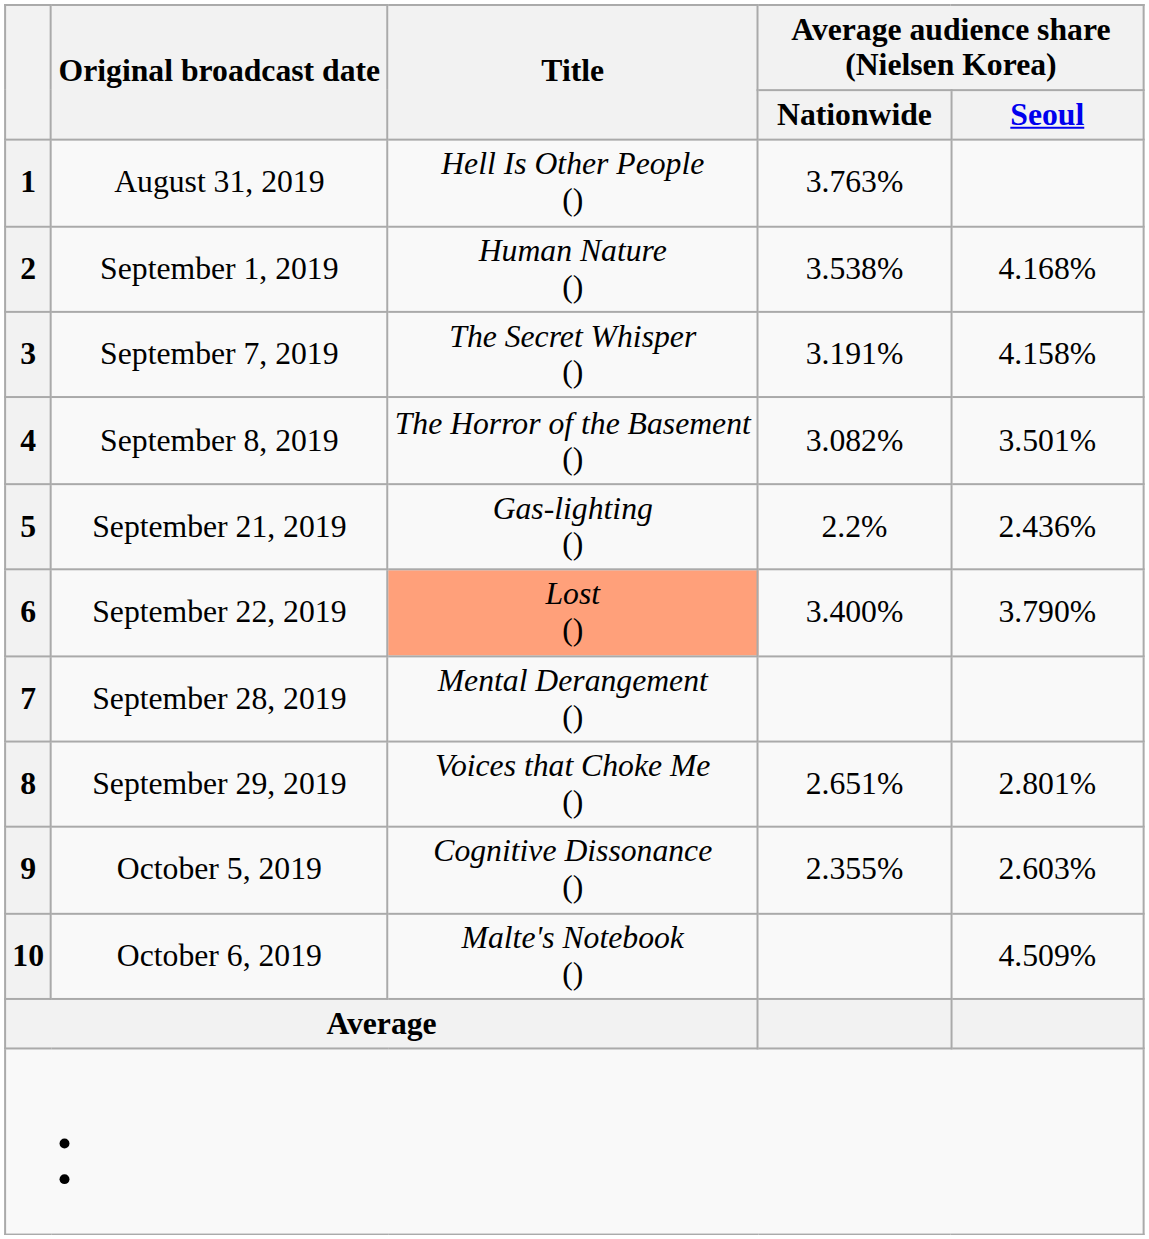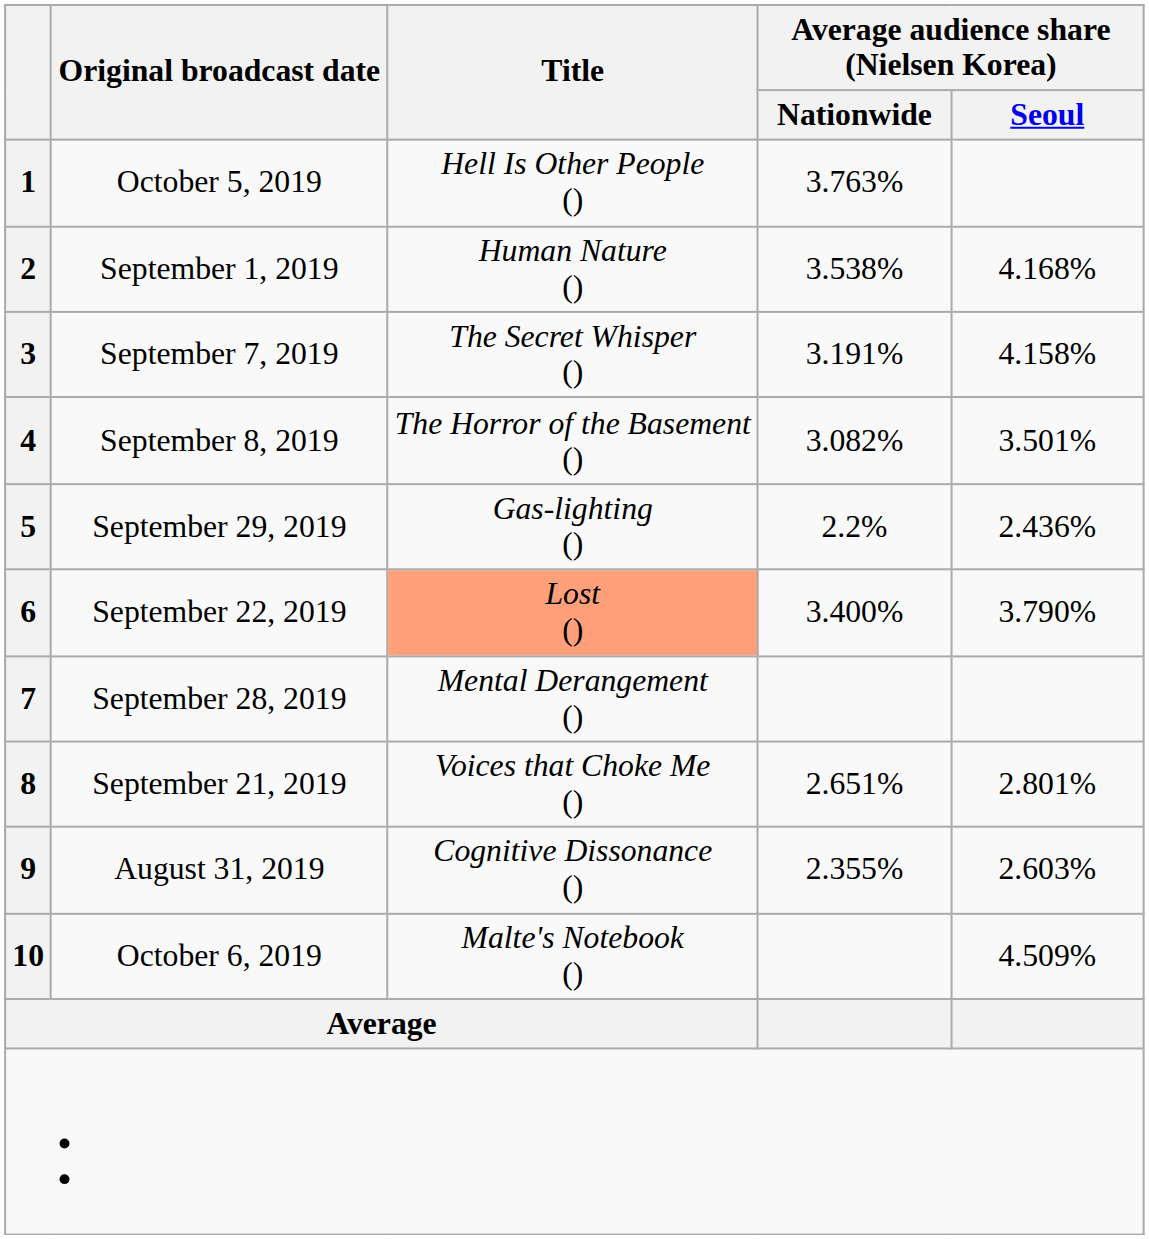(219, 182) August 31, 2019 -> (219, 182) October 5, 2019
(219, 526) September 21, 2019 -> (219, 526) September 29, 2019
(219, 783) September 29, 2019 -> (219, 783) September 21, 2019
(219, 869) October 5, 2019 -> (219, 869) August 31, 2019
